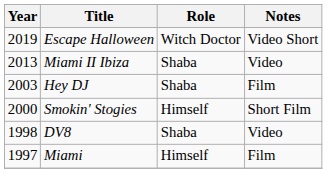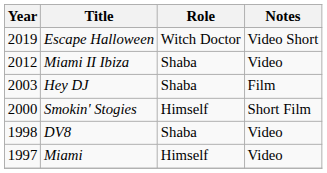(23, 62) 2013 -> (23, 62) 2012
(261, 156) Film -> (265, 156) Video
